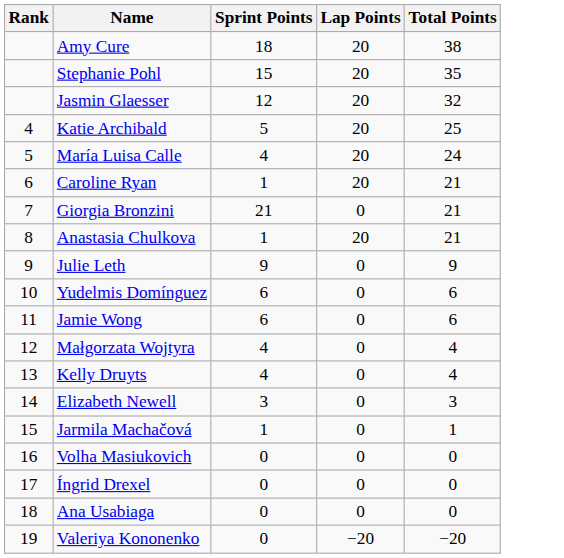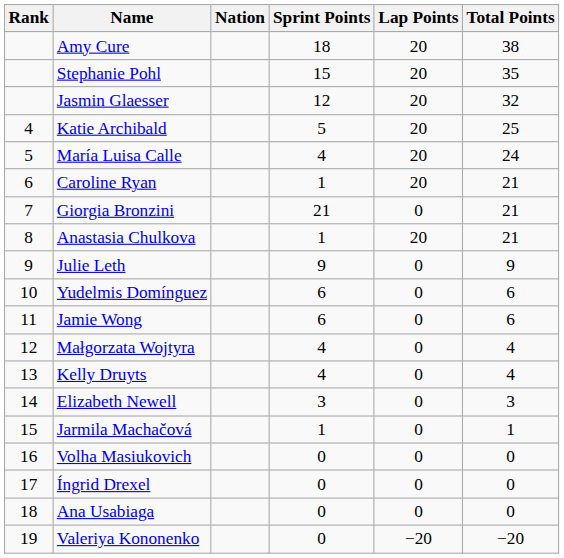+ column: (240, 18)
